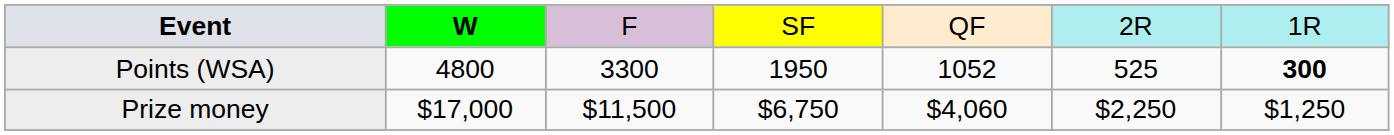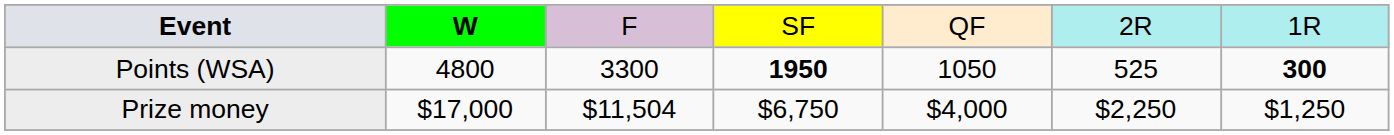(798, 68) normal -> (798, 68) bold
(967, 68) 1052 -> (967, 68) 1050
(629, 110) $11,500 -> (629, 110) $11,504
(967, 110) $4,060 -> (967, 110) $4,000
